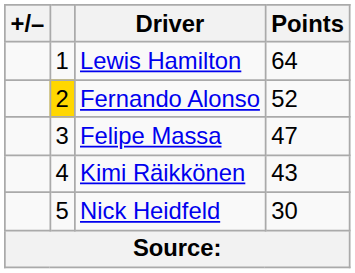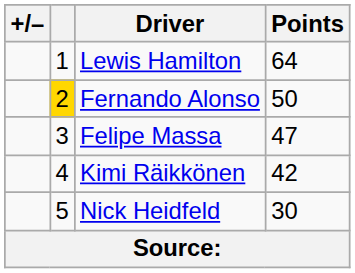(284, 98) 52 -> (284, 98) 50
(284, 173) 43 -> (284, 173) 42
